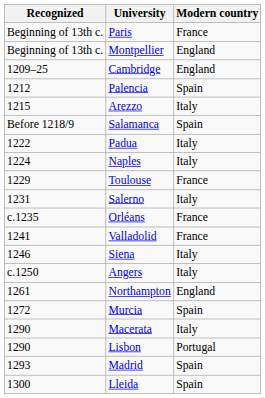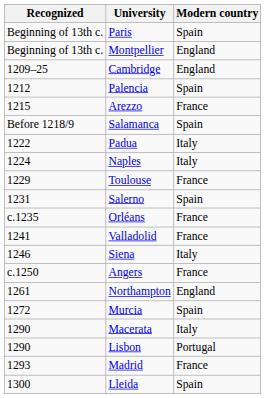(192, 32) France -> (189, 32) Spain
(187, 106) Italy -> (192, 106) France
(187, 198) Italy -> (189, 198) Spain
(187, 273) Italy -> (192, 273) France
(189, 365) Spain -> (192, 365) France
